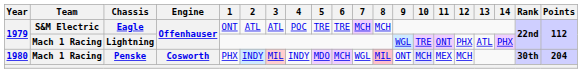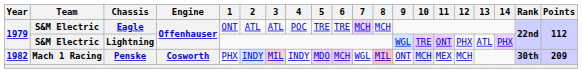(67, 41) Mach 1 Racing -> (67, 41) S&M Electric
(17, 56) 1980 -> (17, 56) 1982
(559, 56) 204 -> (559, 56) 209
